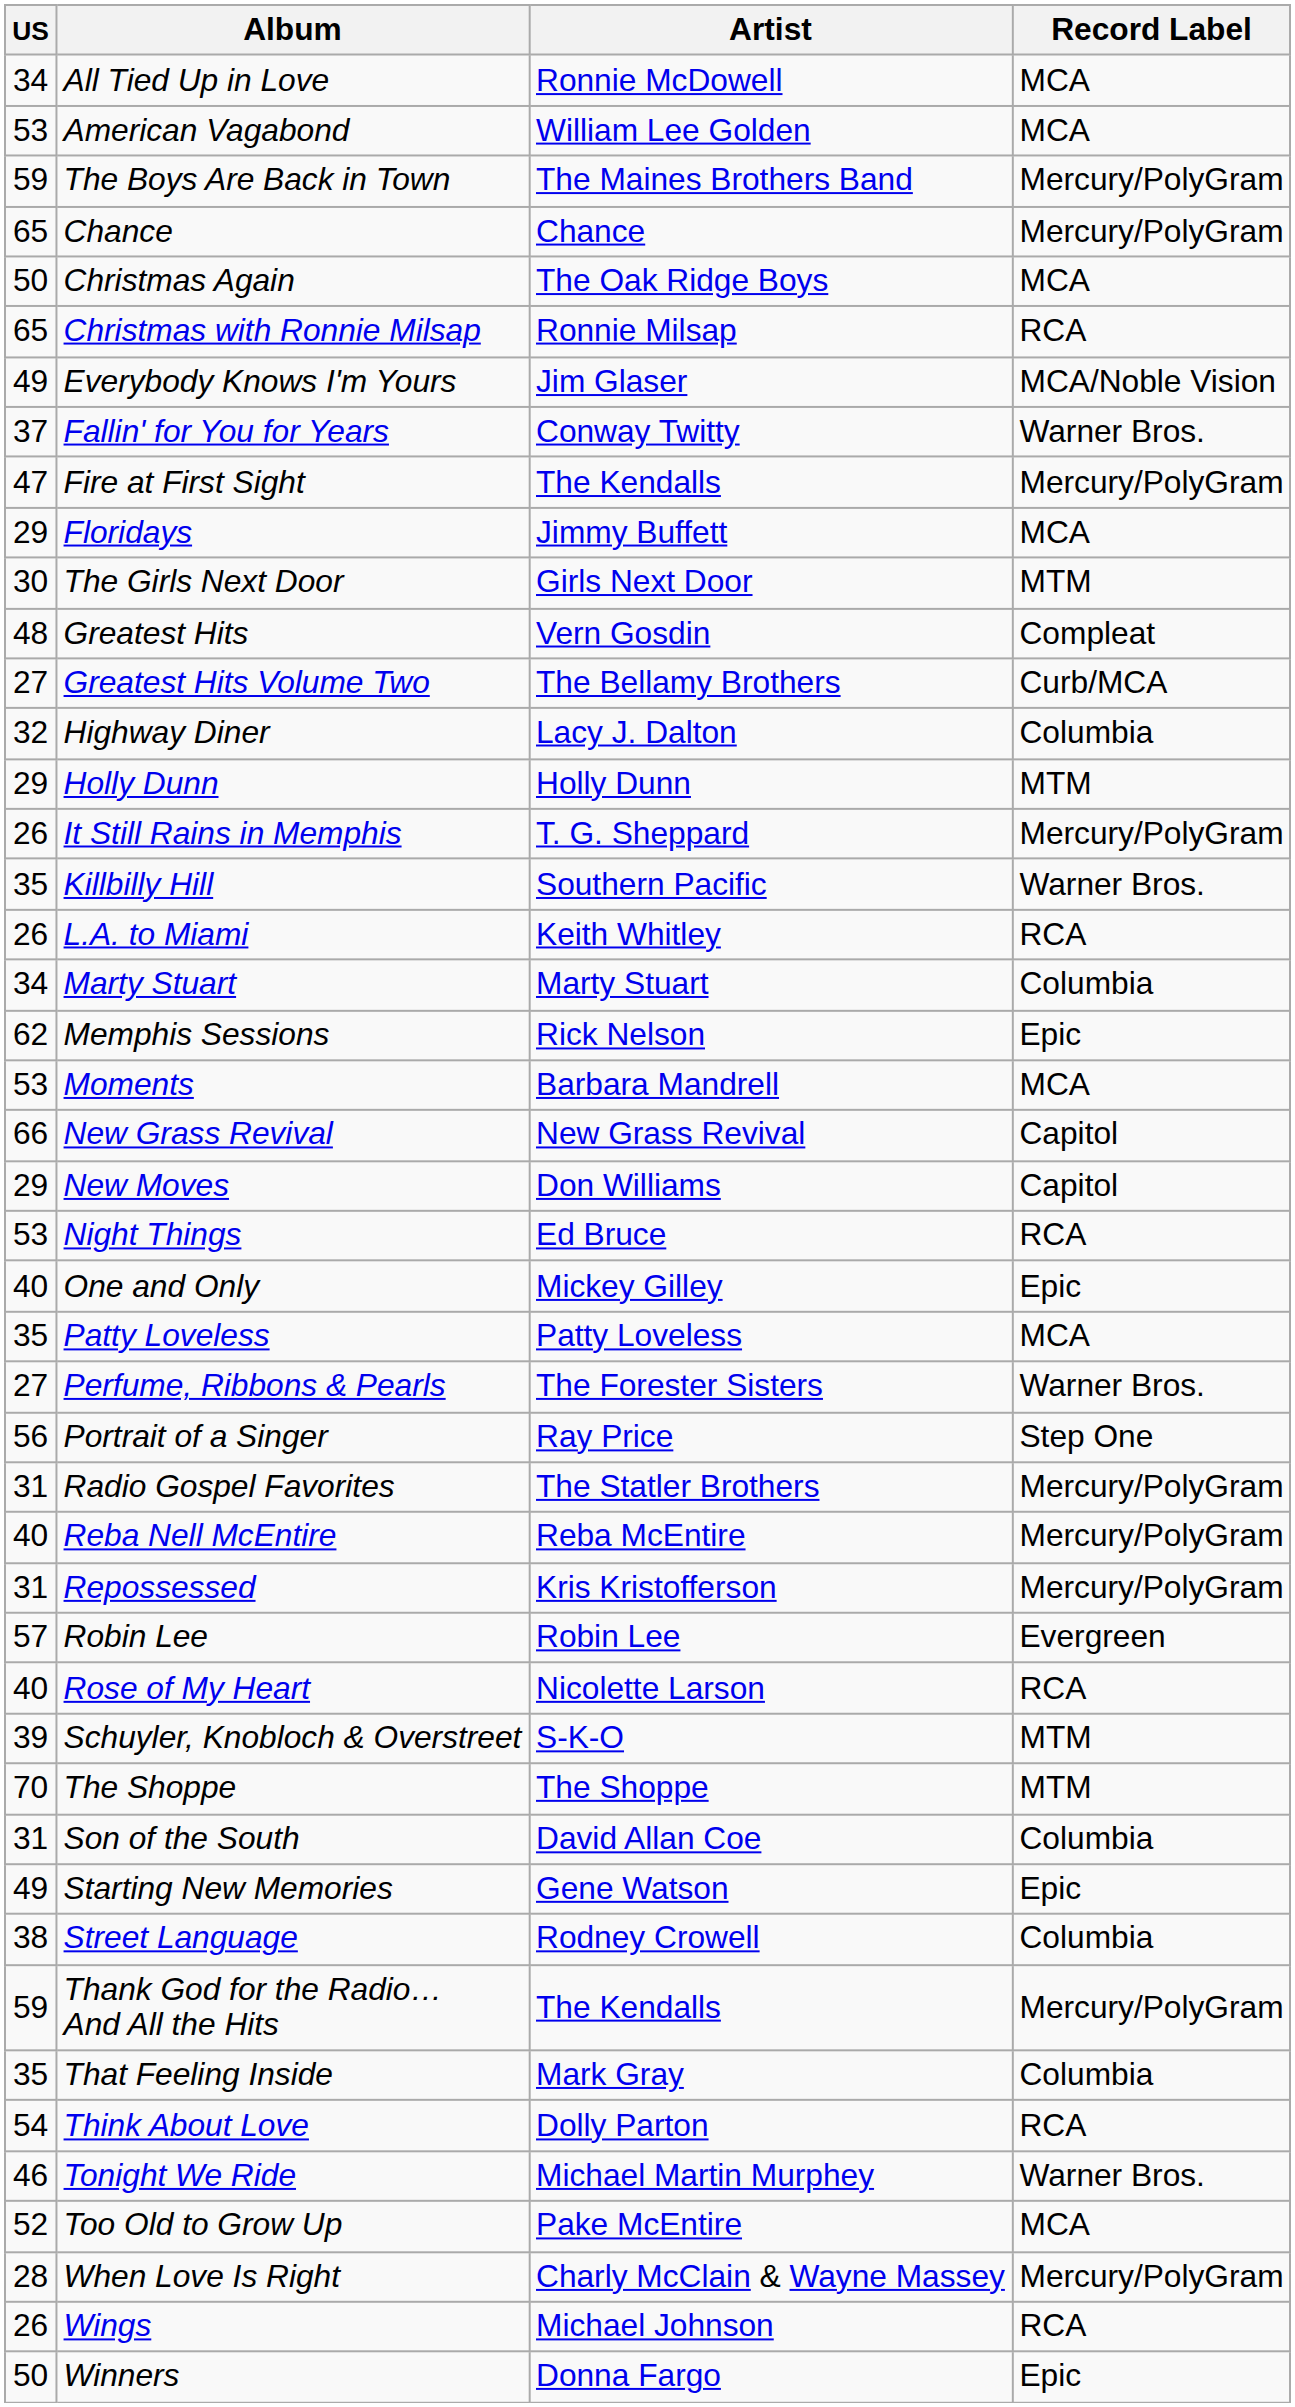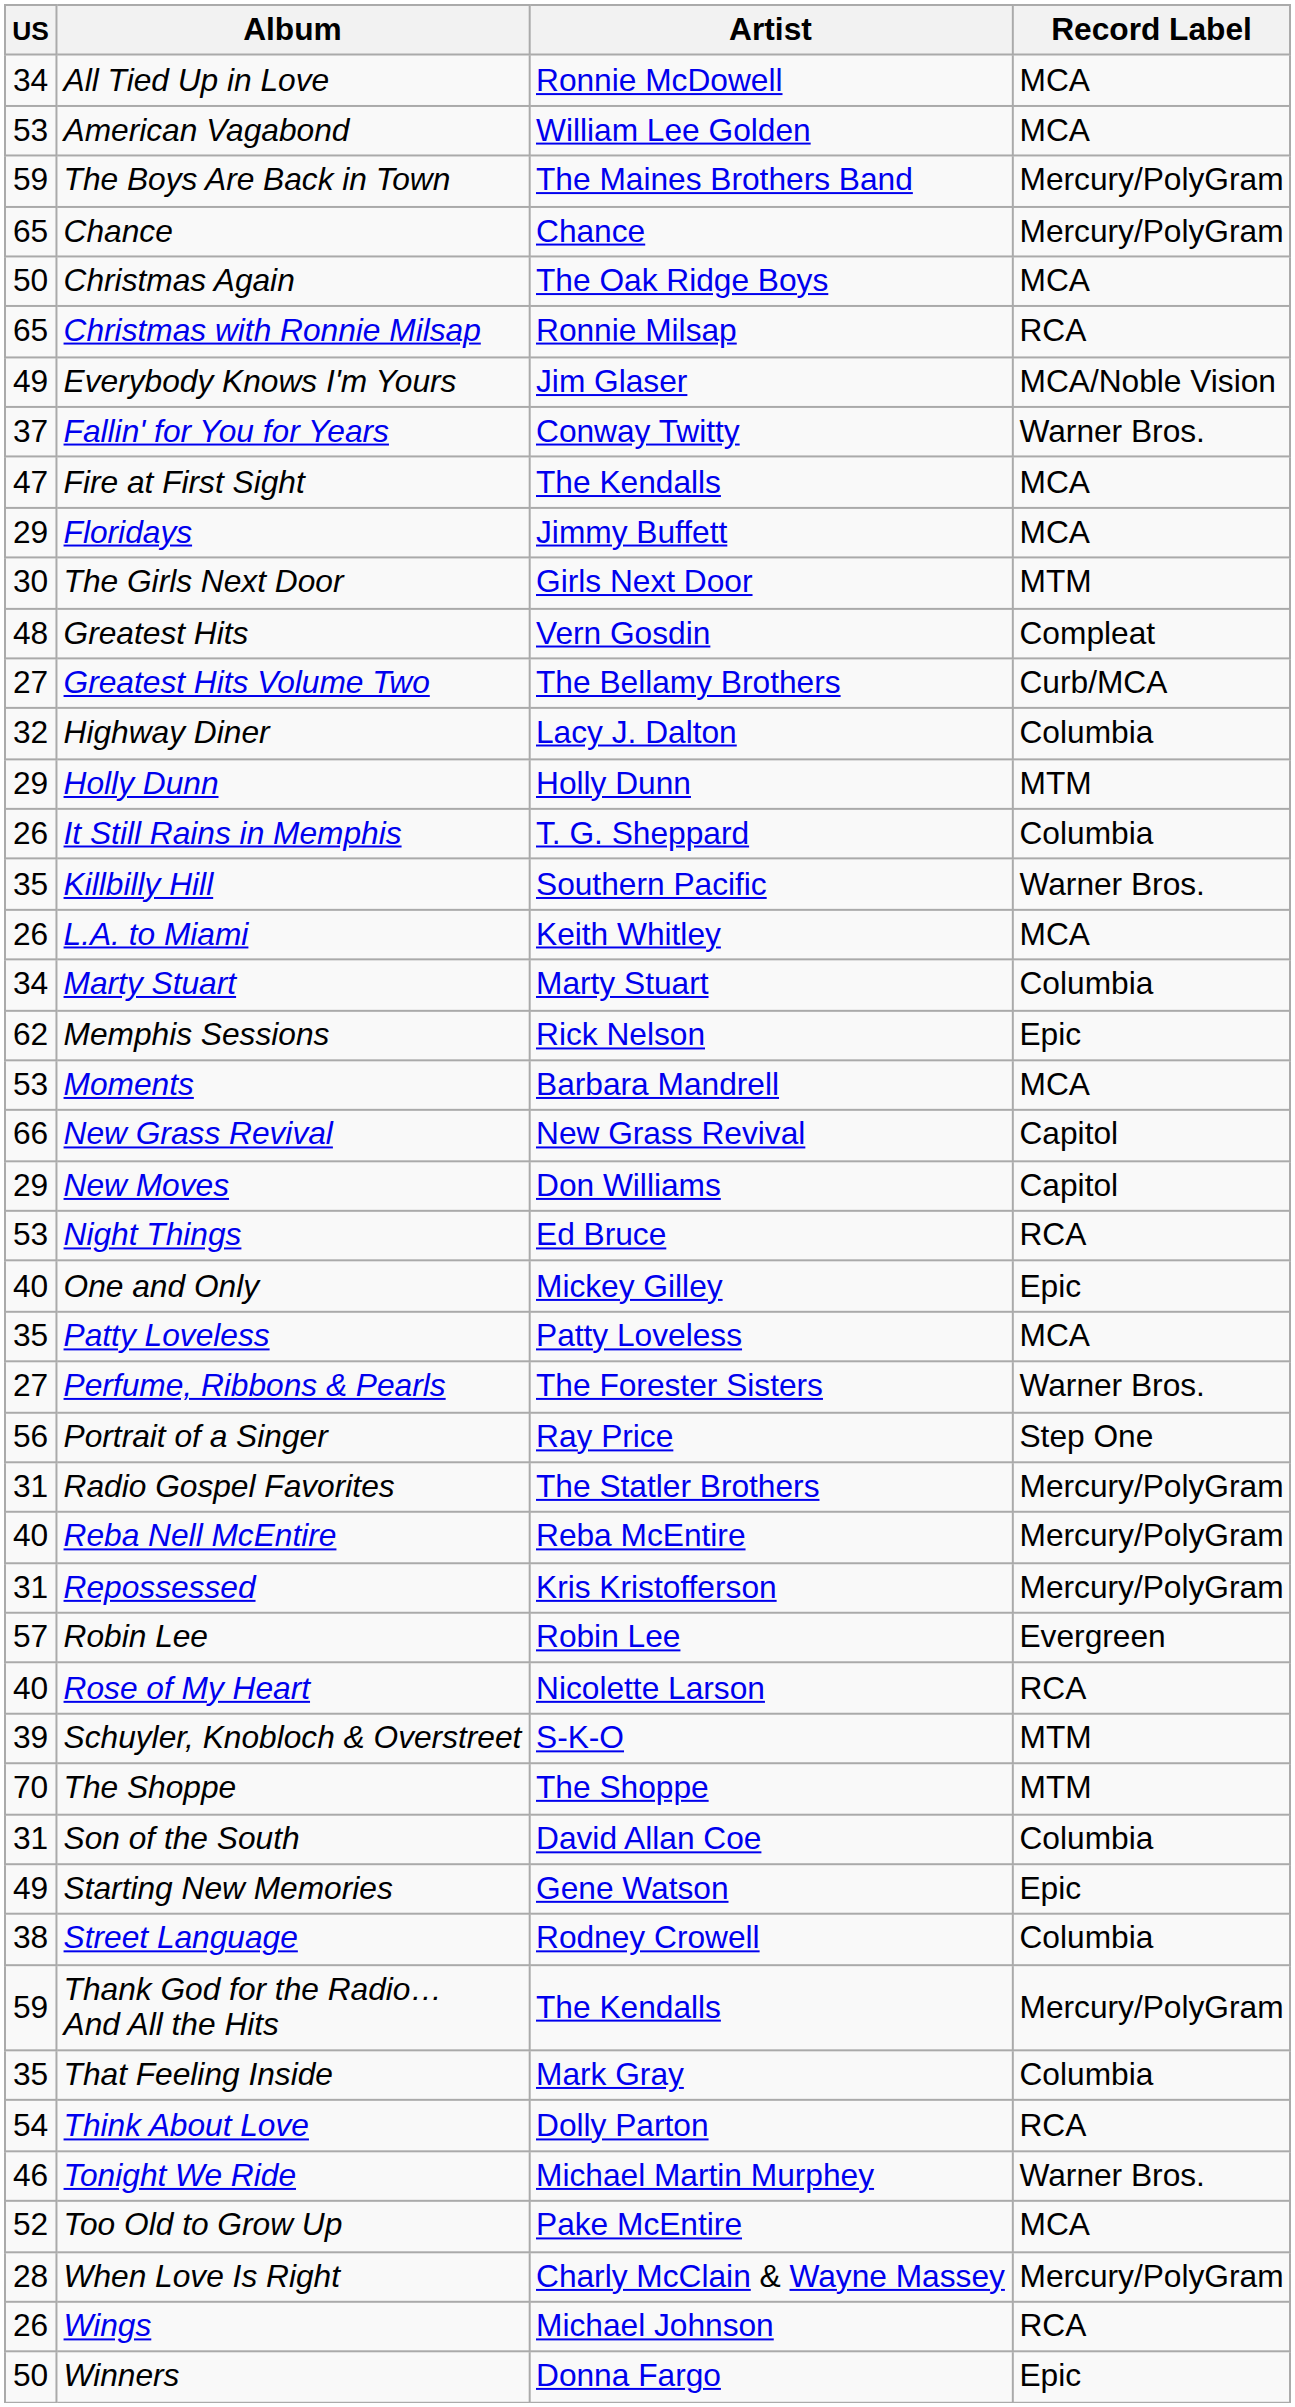(1152, 481) Mercury/PolyGram -> (1055, 481) MCA
(1152, 833) Mercury/PolyGram -> (1086, 833) Columbia
(1053, 933) RCA -> (1055, 933) MCA
